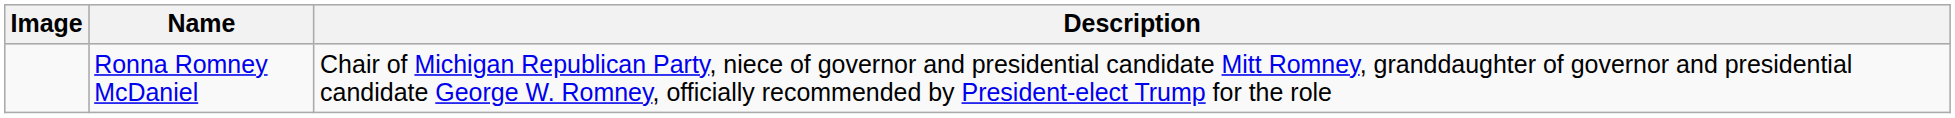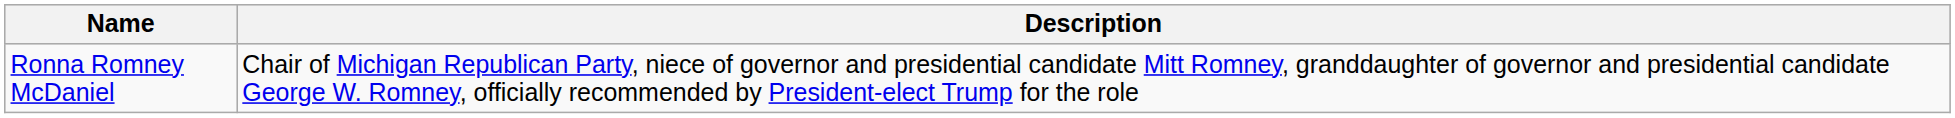- column: (47, 24)
